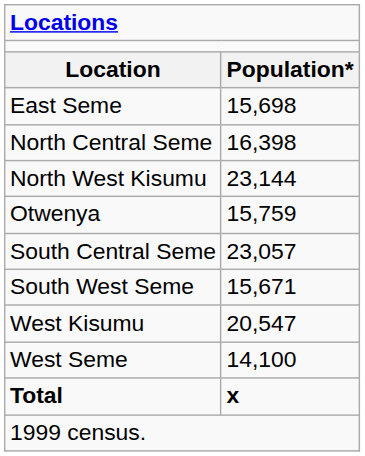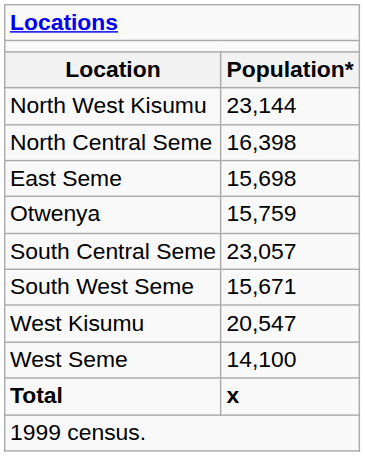rows swapped: (66, 105) <-> (108, 178)
